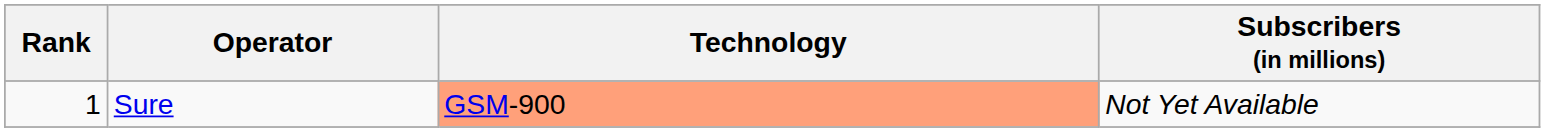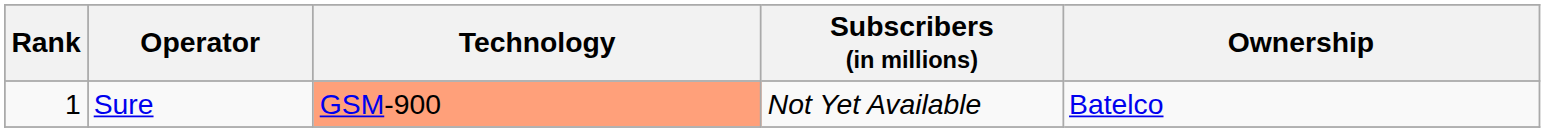+ column: (1301, 42)
